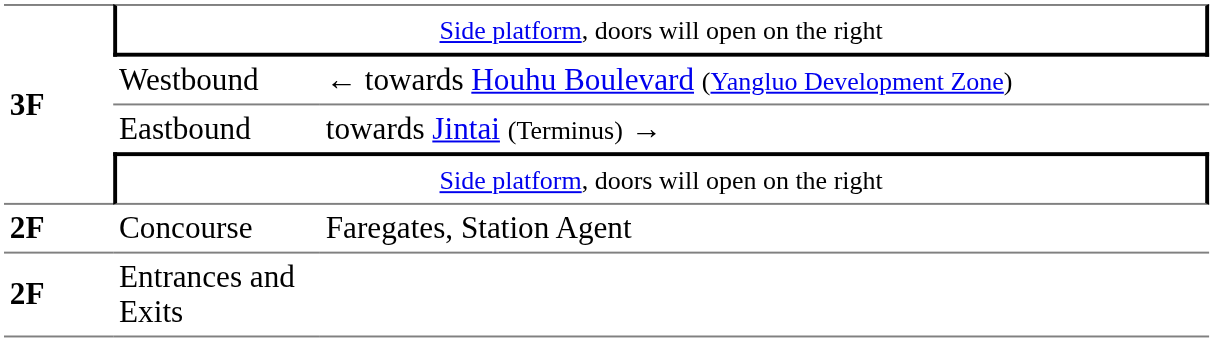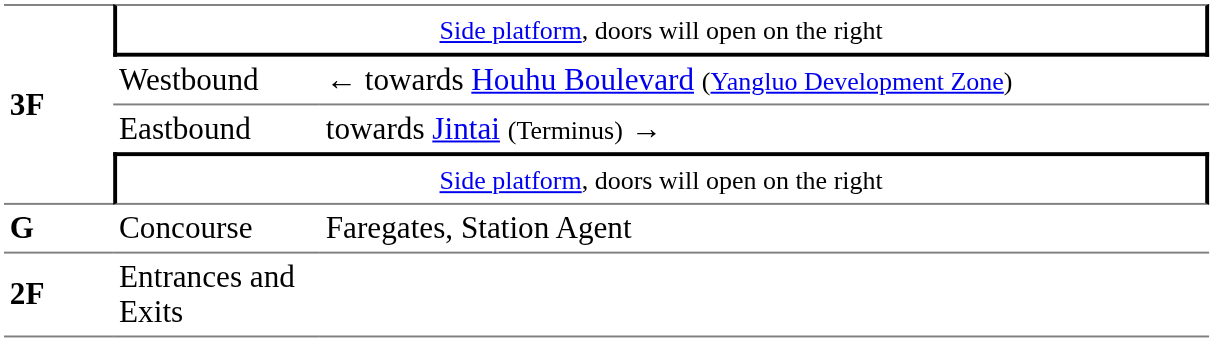(27, 227) 2F -> (22, 227) G
